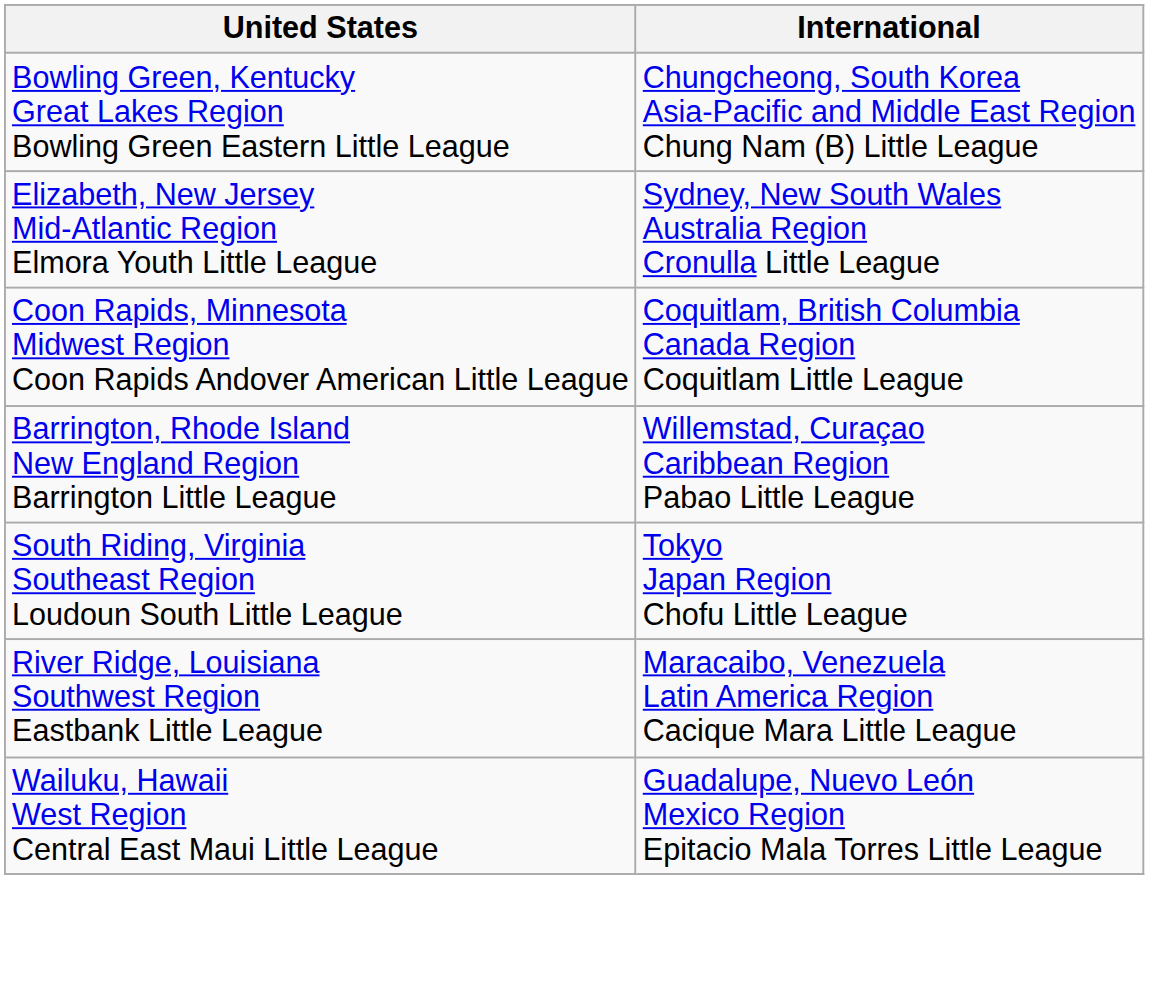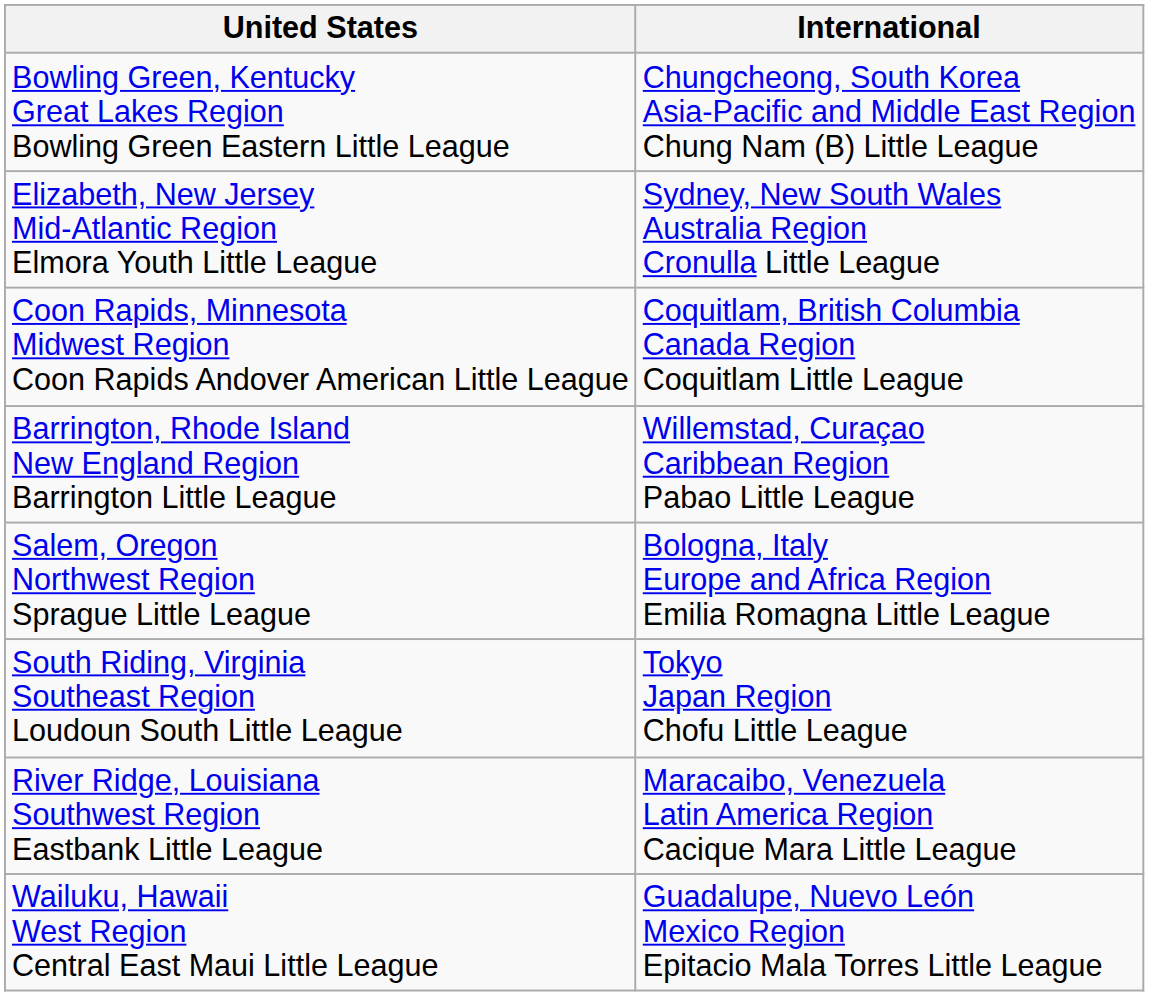+ row: (162, 580)
